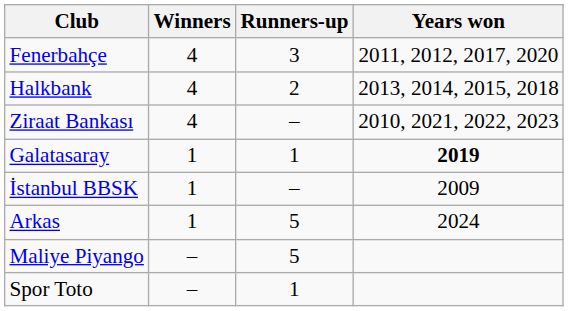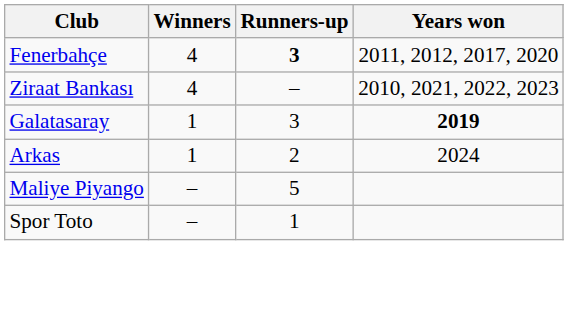(294, 54) normal -> (294, 54) bold
- row: (51, 88)
(294, 155) 1 -> (294, 121) 3
- row: (74, 188)
(294, 222) 5 -> (294, 155) 2
